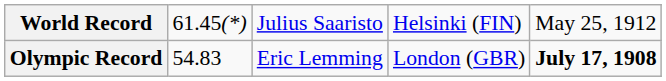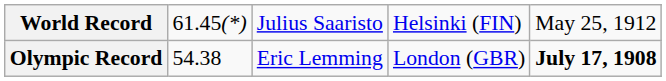(197, 58) 54.83 -> (197, 58) 54.38
